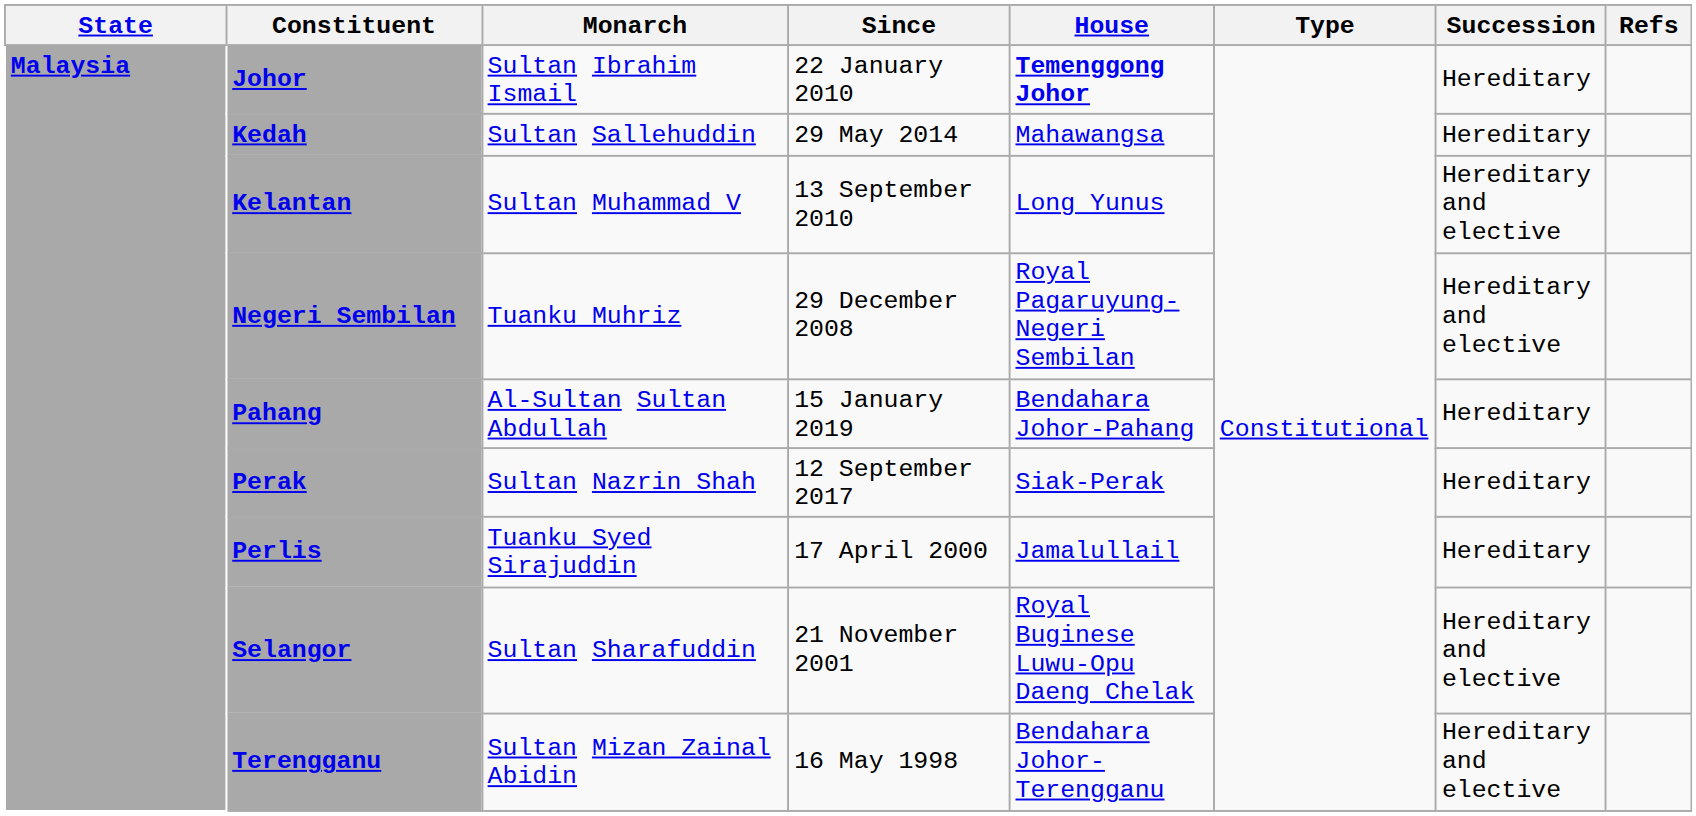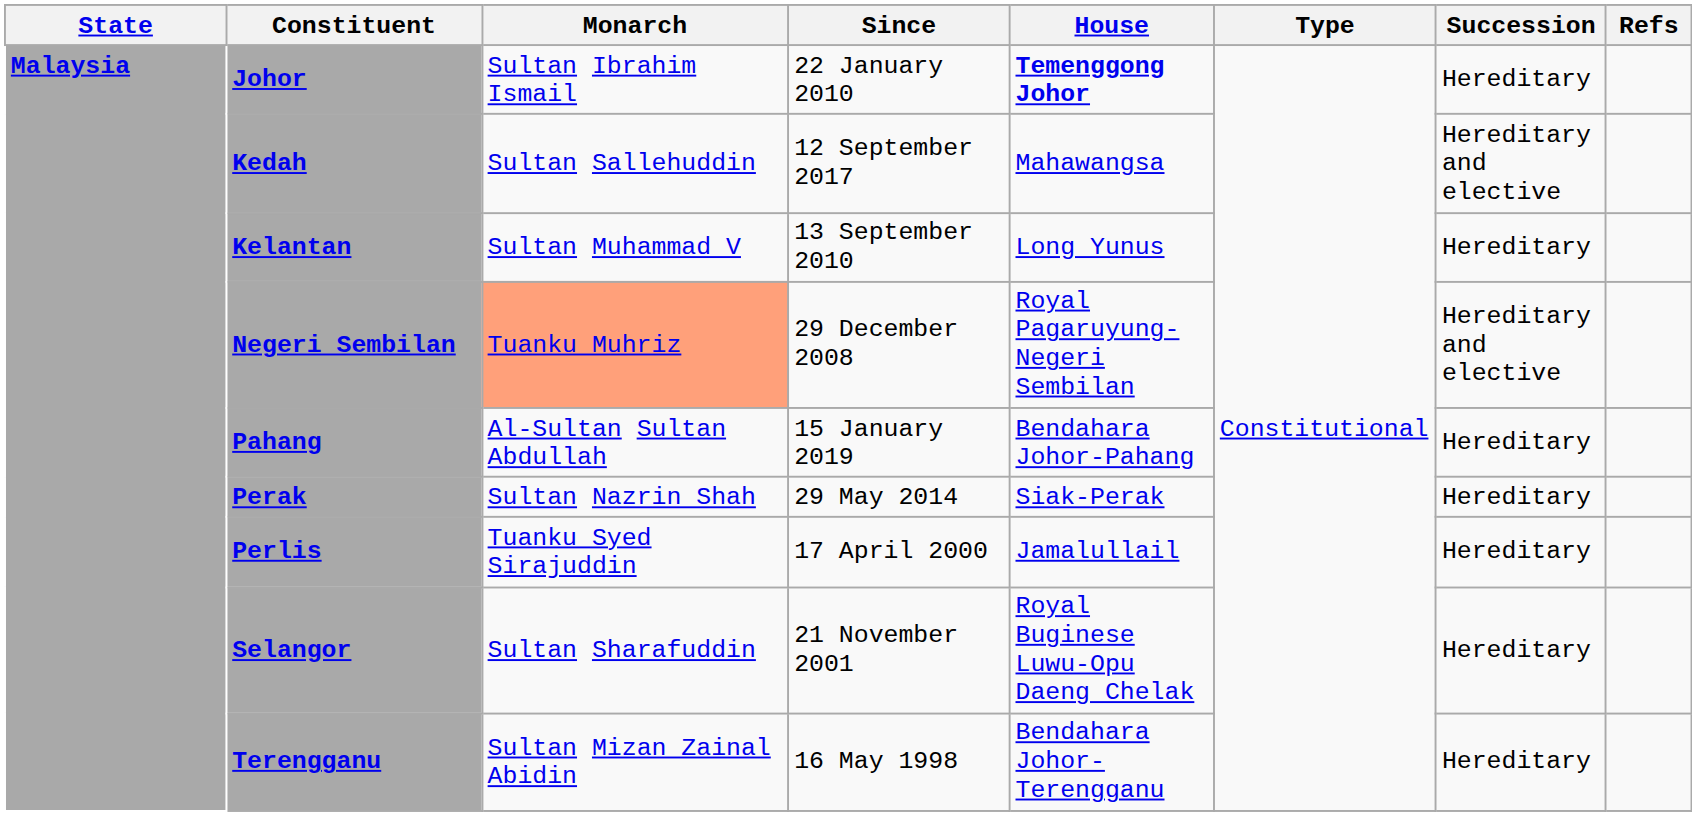(876, 135) 29 May 2014 -> (884, 163) 12 September 2017
(1516, 135) Hereditary -> (1516, 163) Hereditary and elective
(1516, 204) Hereditary and elective -> (1516, 247) Hereditary
(584, 316) no background -> (584, 345) lightsalmon background
(884, 483) 12 September 2017 -> (876, 497) 29 May 2014
(1516, 650) Hereditary and elective -> (1516, 650) Hereditary
(1516, 762) Hereditary and elective -> (1516, 762) Hereditary
